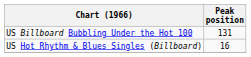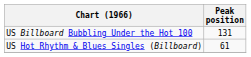(225, 46) 16 -> (225, 46) 61
